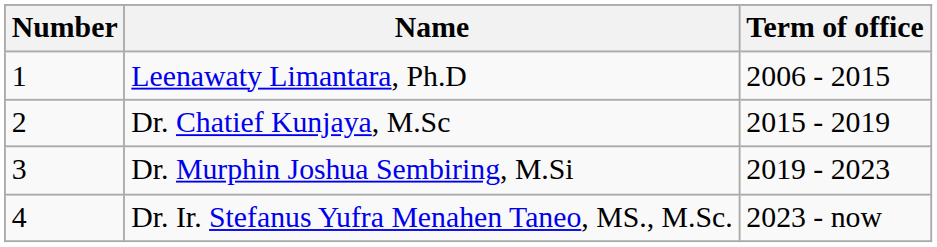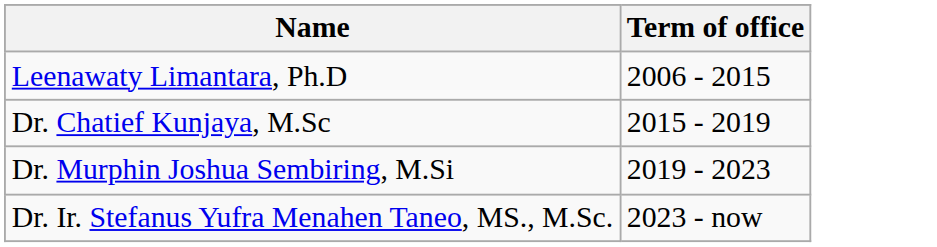- column: (65, 28)
